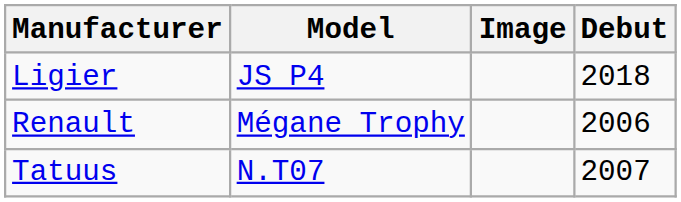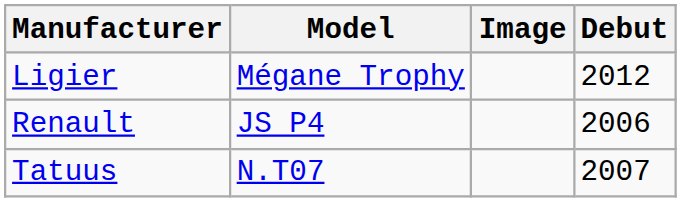(281, 77) JS P4 -> (351, 77) Mégane Trophy
(616, 77) 2018 -> (616, 77) 2012
(351, 124) Mégane Trophy -> (281, 124) JS P4
